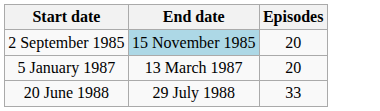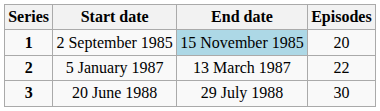+ column: (29, 17)
(293, 67) 20 -> (341, 67) 22
(293, 93) 33 -> (341, 93) 30
